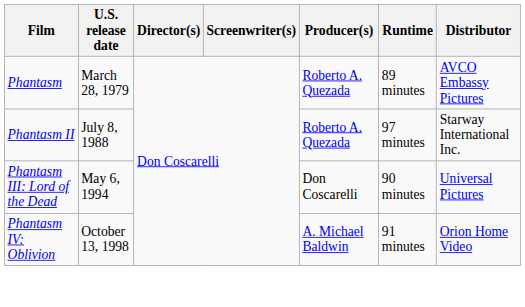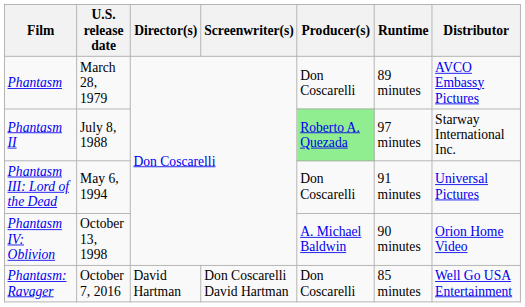(332, 82) Roberto A. Quezada -> (328, 82) Don Coscarelli
(332, 134) no background -> (330, 134) lightgreen background
(403, 187) 90 minutes -> (399, 187) 91 minutes
(403, 239) 91 minutes -> (399, 239) 90 minutes
+ row: (37, 283)
